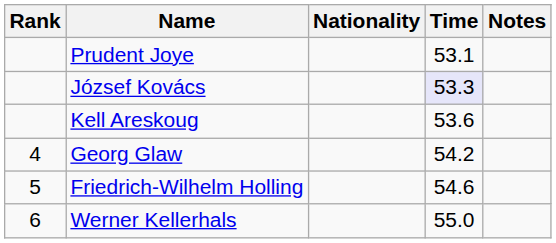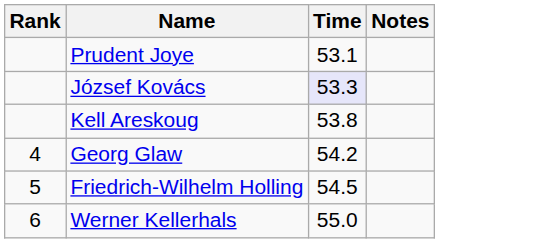- column: (367, 21)
(454, 120) 53.6 -> (337, 120) 53.8
(454, 187) 54.6 -> (337, 187) 54.5
